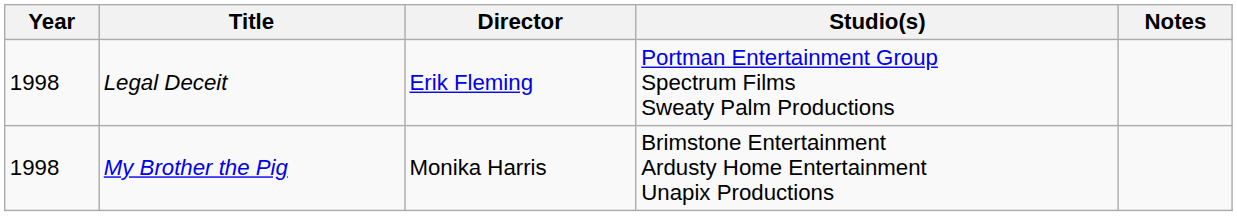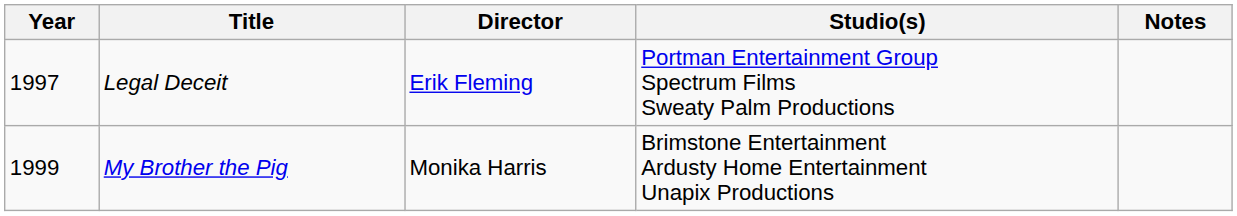(35, 82) 1998 -> (35, 82) 1997
(35, 167) 1998 -> (35, 167) 1999
